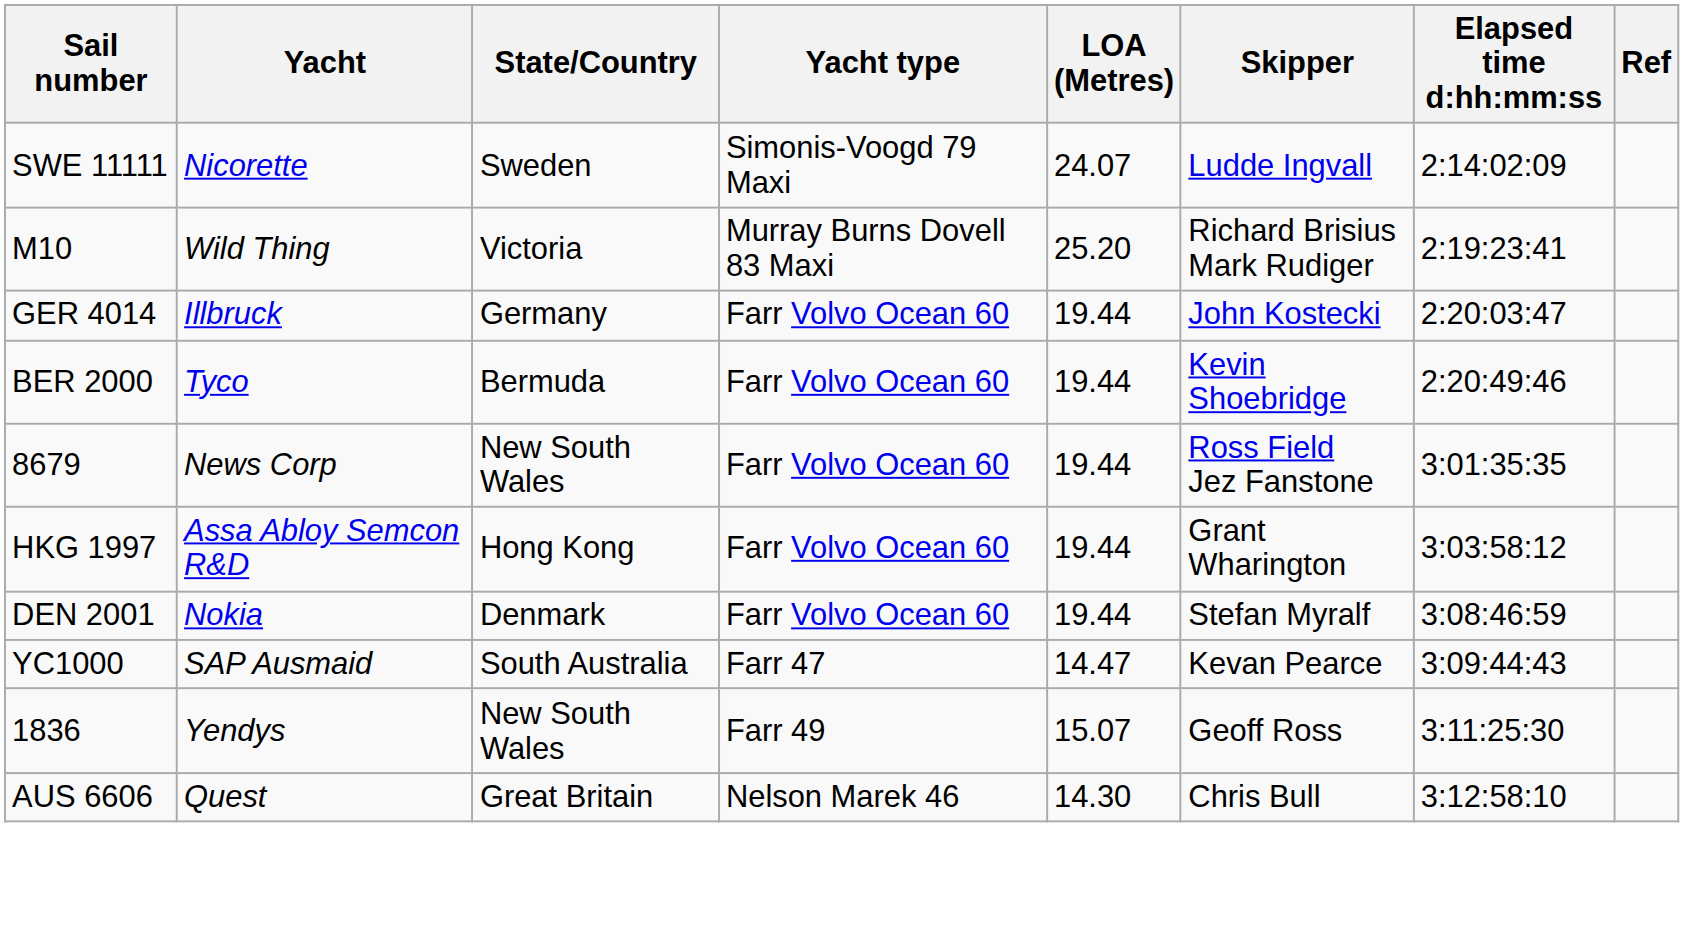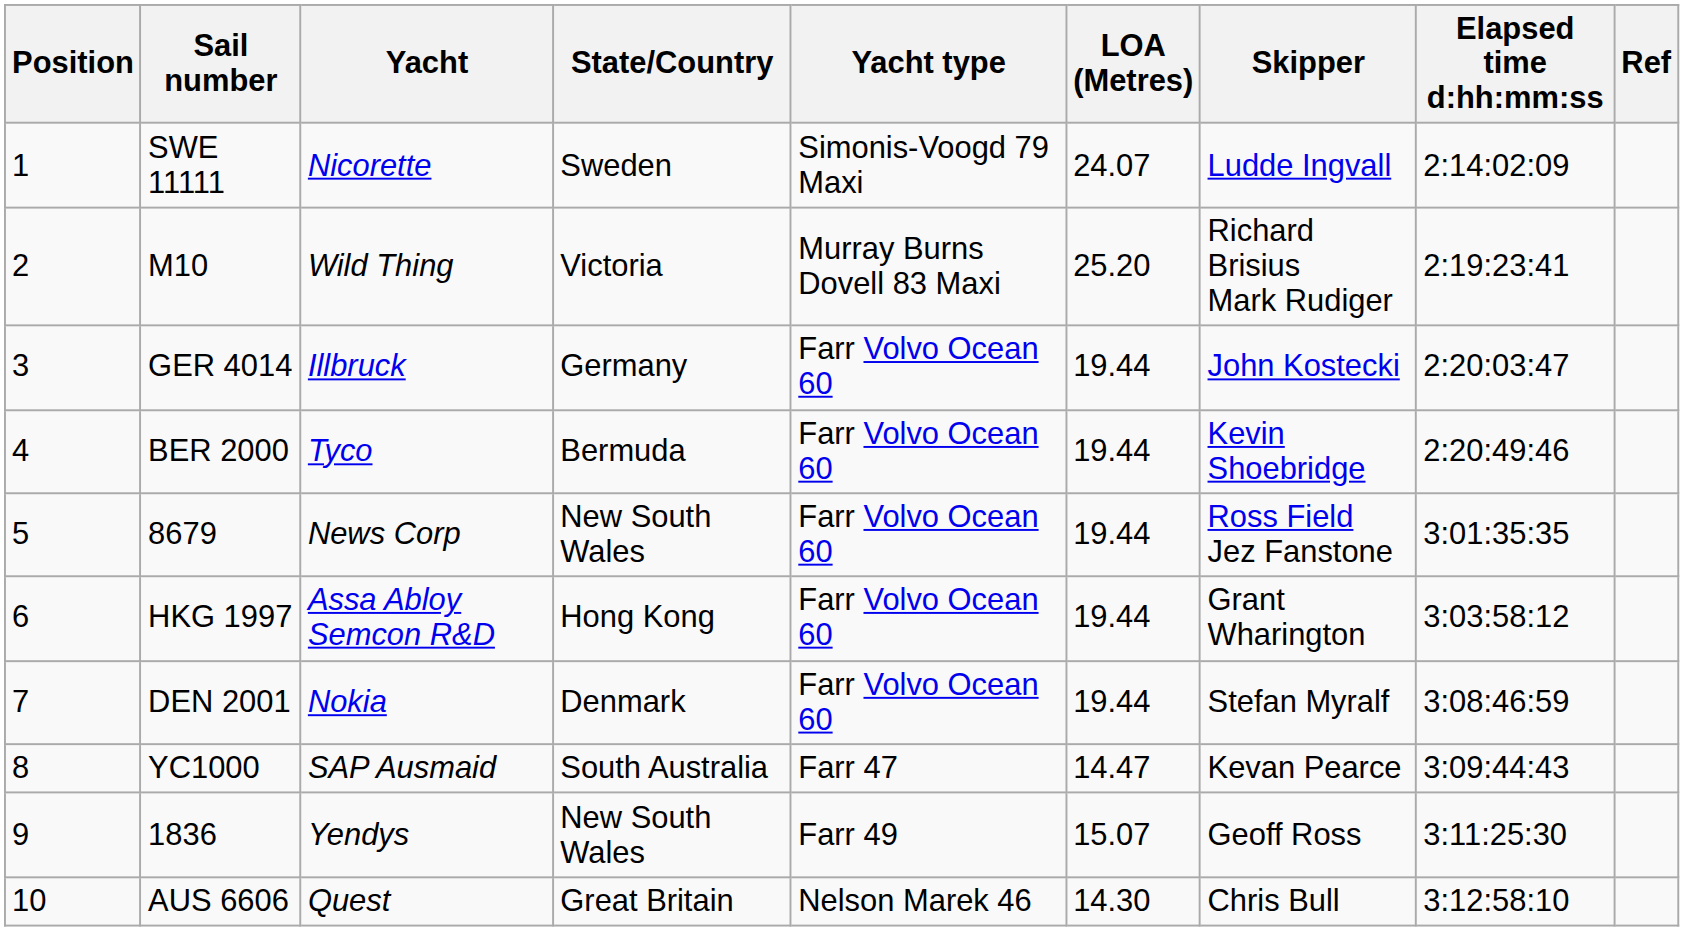+ column: (73, 63)
